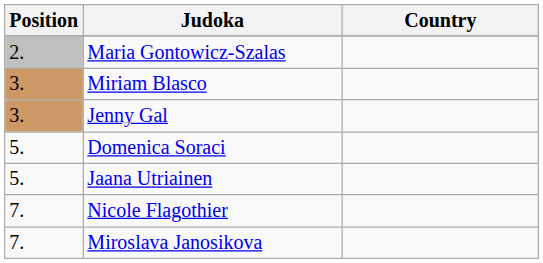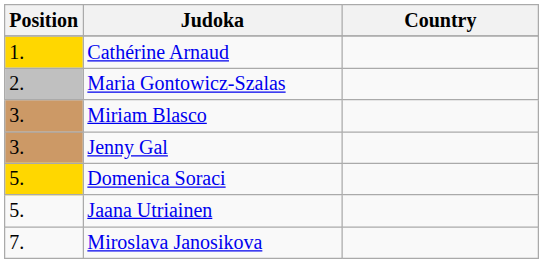+ row: (158, 52)
(17, 147) no background -> (17, 178) gold background
- row: (158, 210)
